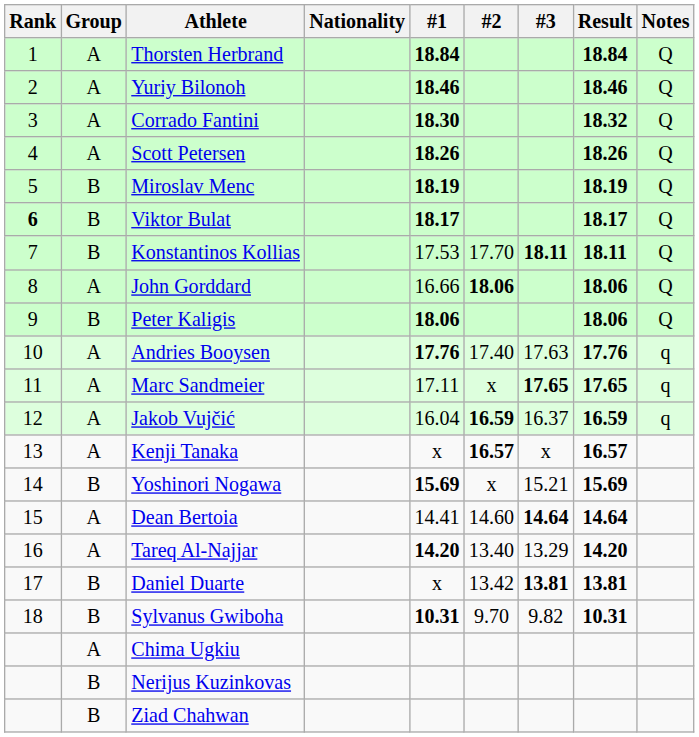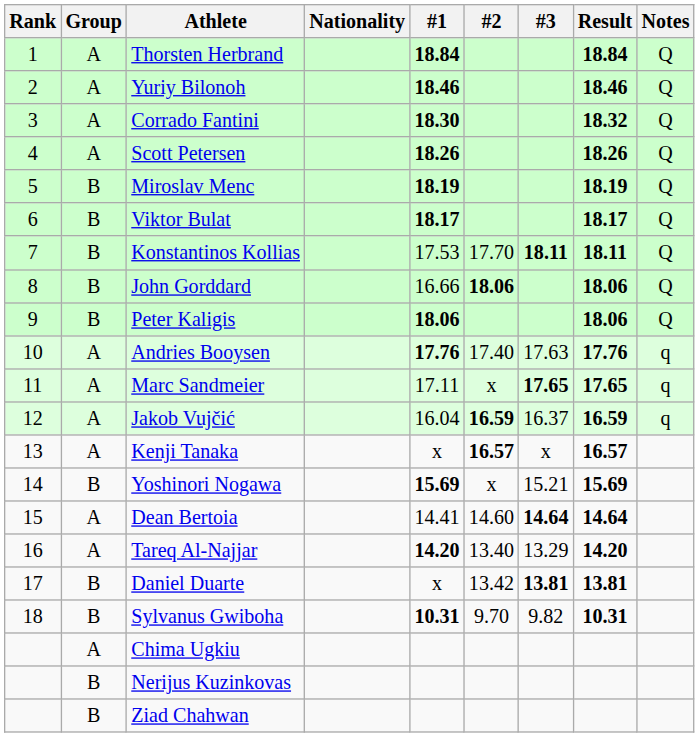(33, 219) bold -> (33, 219) normal
(94, 285) A -> (94, 285) B
